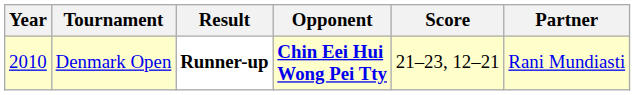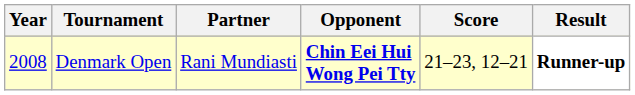columns swapped: (567, 20) <-> (224, 20)
(28, 62) 2010 -> (28, 62) 2008
